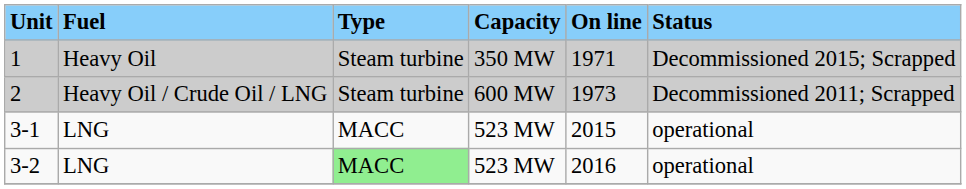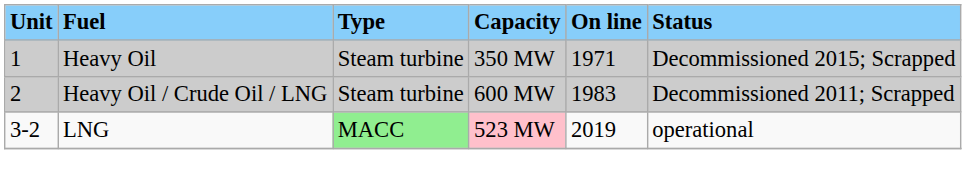(594, 93) 1973 -> (594, 93) 1983
- row: (25, 129)
(514, 165) no background -> (514, 129) pink background
(594, 165) 2016 -> (594, 129) 2019
